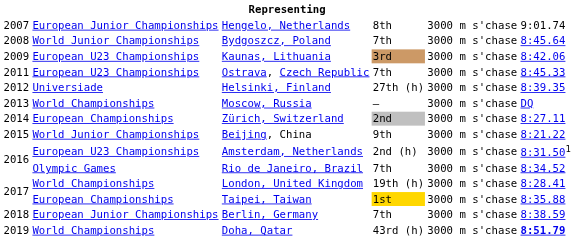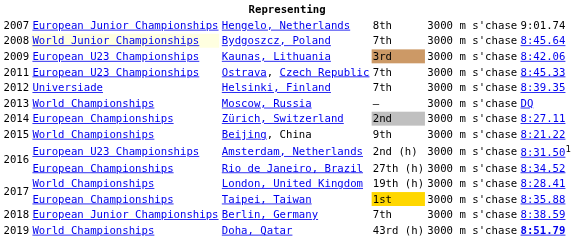(116, 41) no background -> (116, 41) lightyellow background
(398, 88) 27th (h) -> (382, 88) 7th
(116, 134) World Junior Championships -> (93, 134) World Championships
(74, 168) Olympic Games -> (103, 168) European Championships
(382, 168) 7th -> (398, 168) 27th (h)
